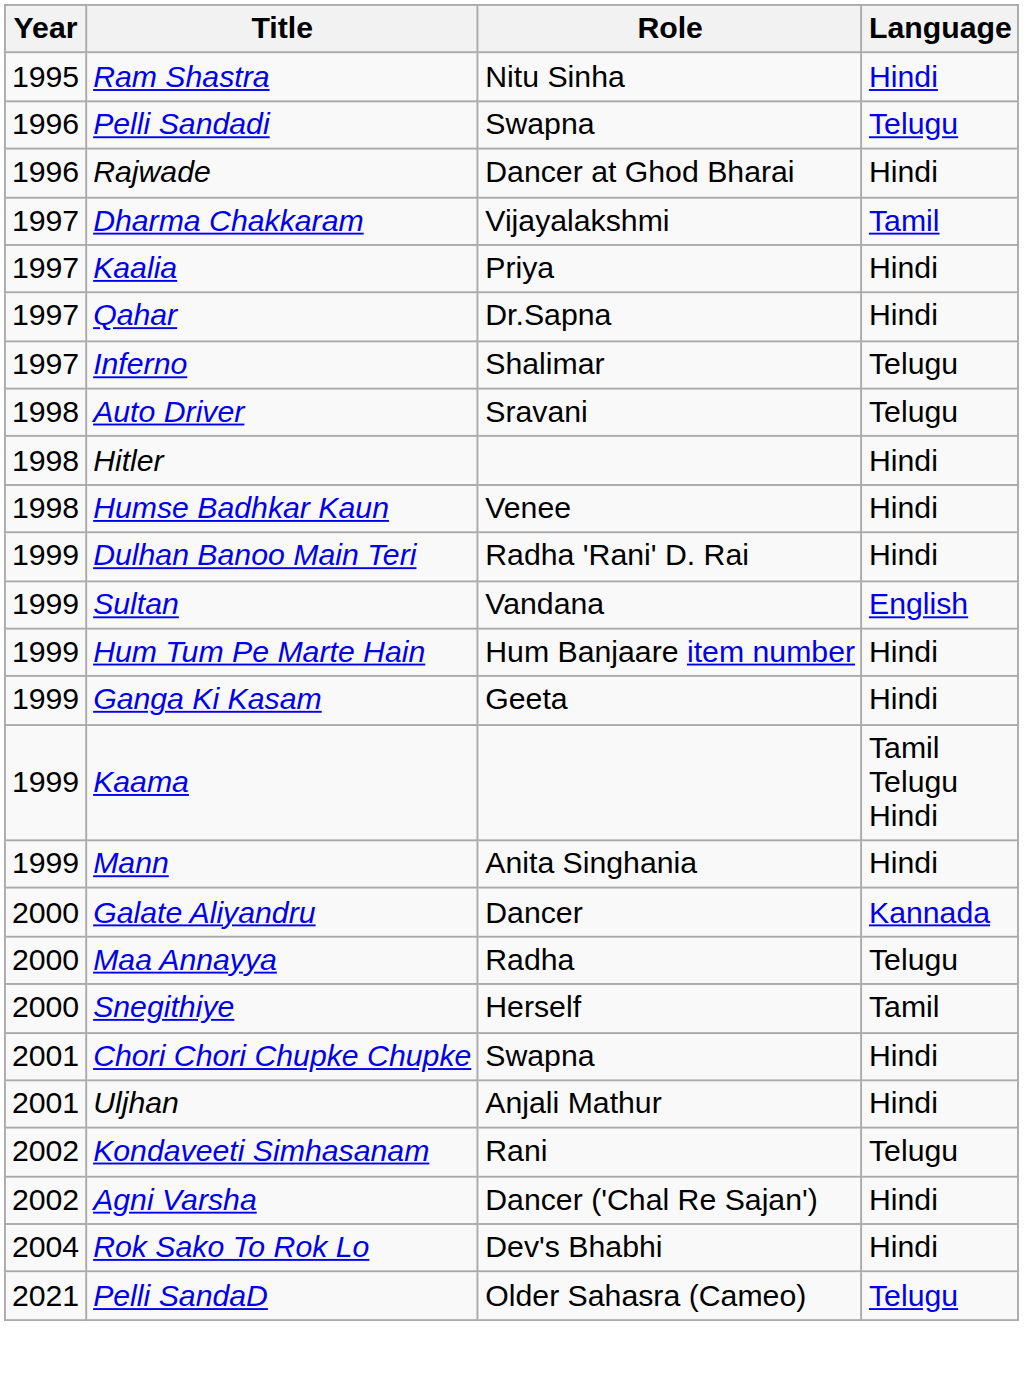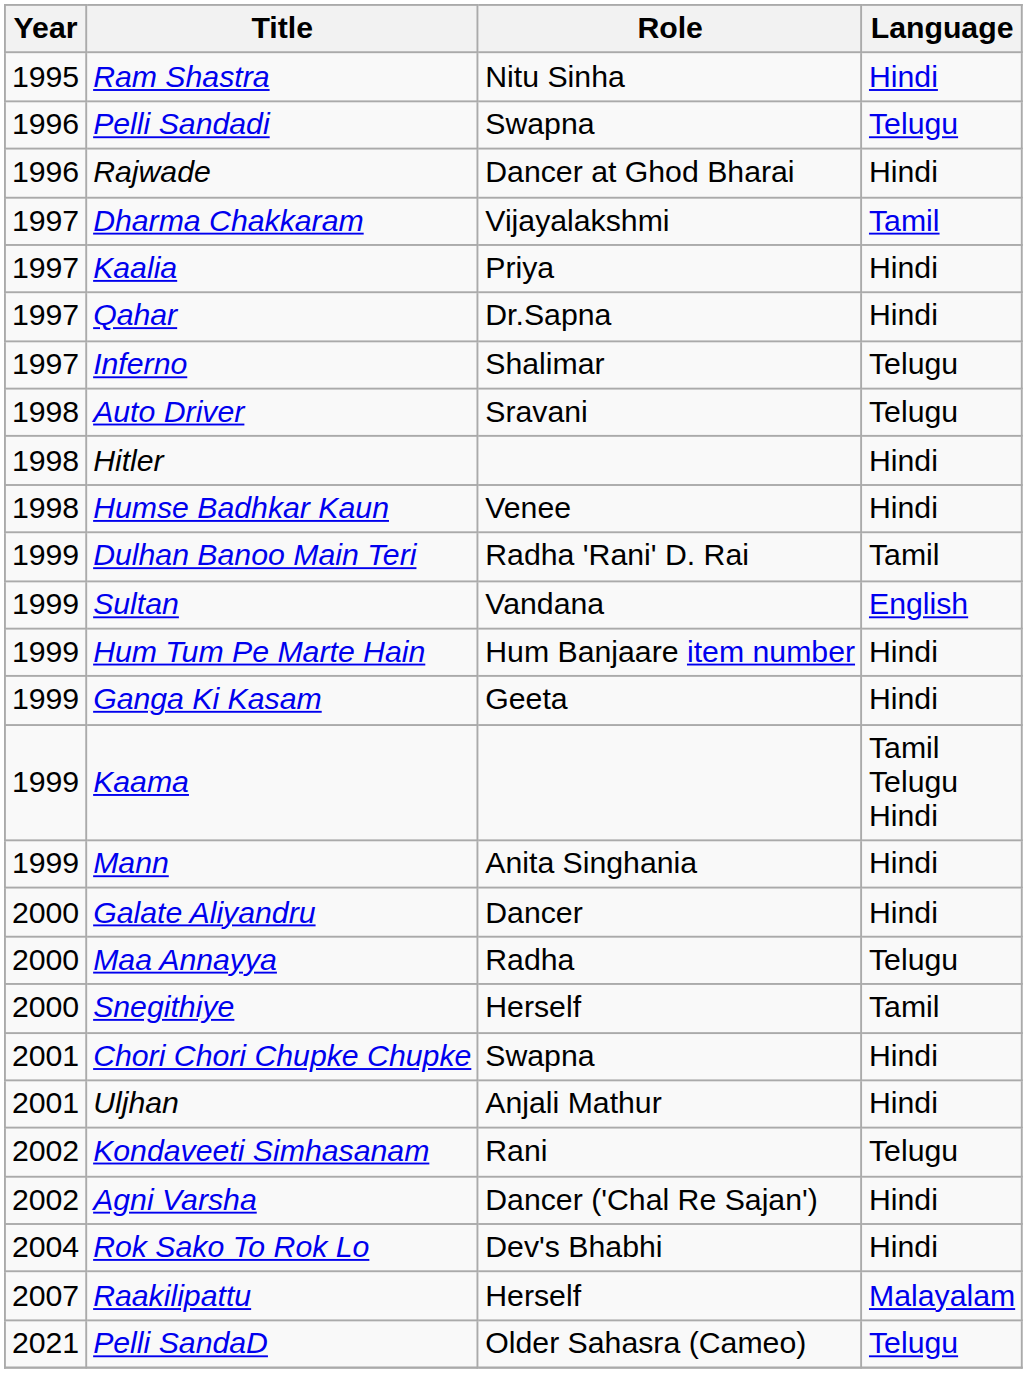(903, 556) Hindi -> (904, 556) Tamil
(930, 911) Kannada -> (903, 911) Hindi
+ row: (172, 1295)
